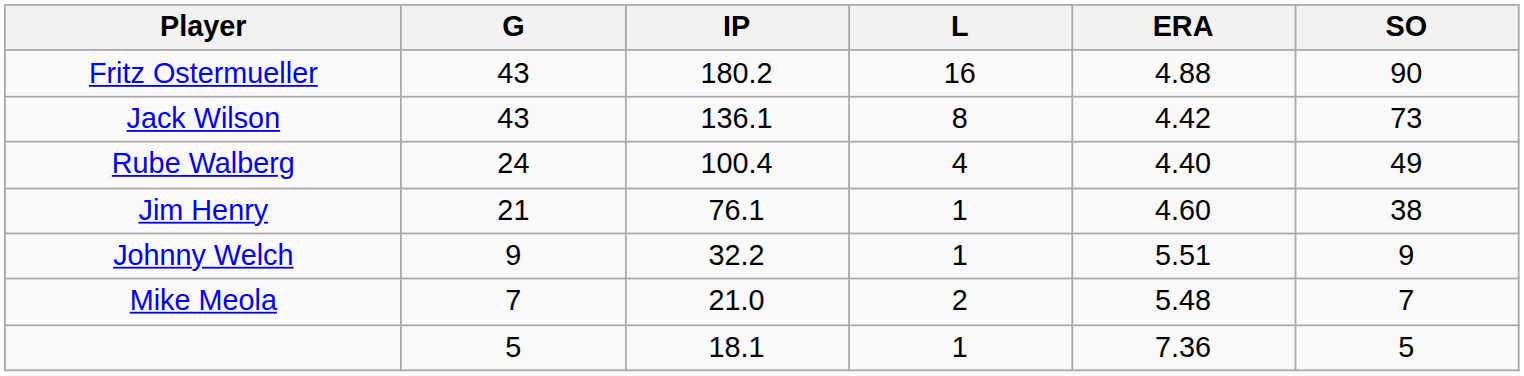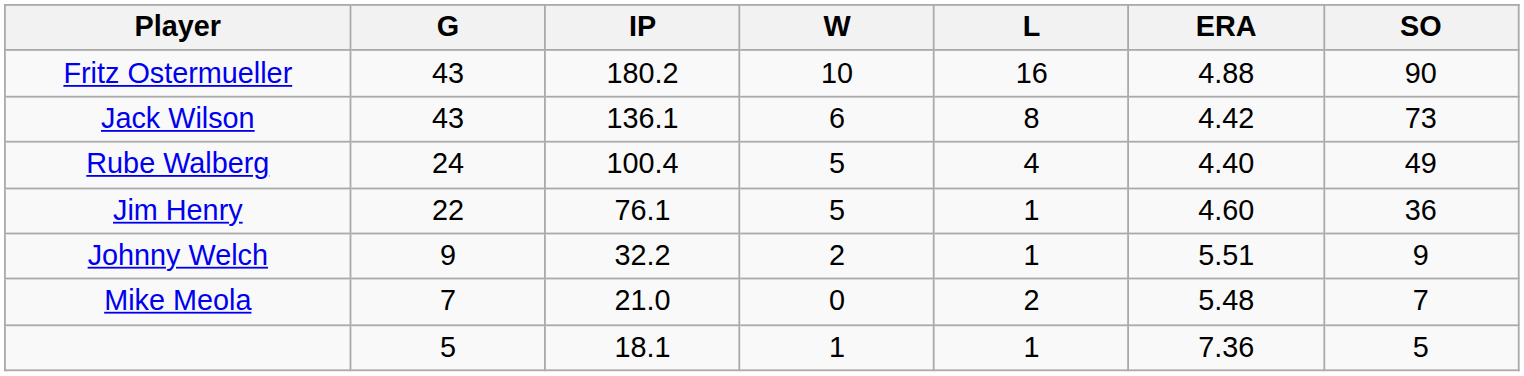+ column: (837, 27)
(513, 210) 21 -> (448, 210) 22
(1406, 210) 38 -> (1421, 210) 36
